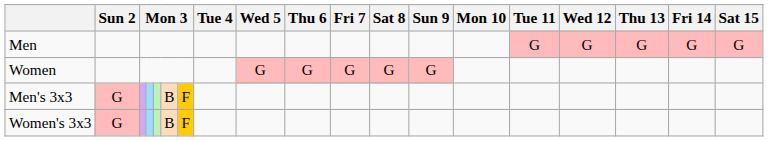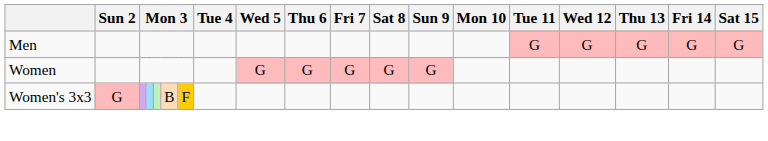- row: (41, 96)
